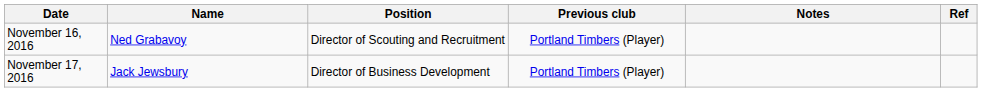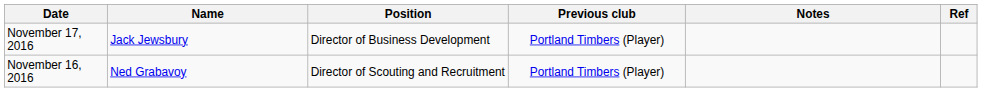rows swapped: (44, 39) <-> (44, 71)
